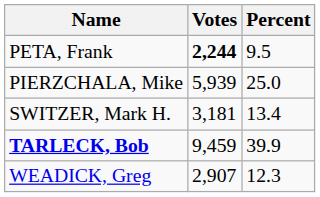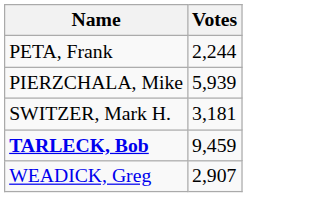- column: (278, 20)
(214, 51) bold -> (214, 51) normal
